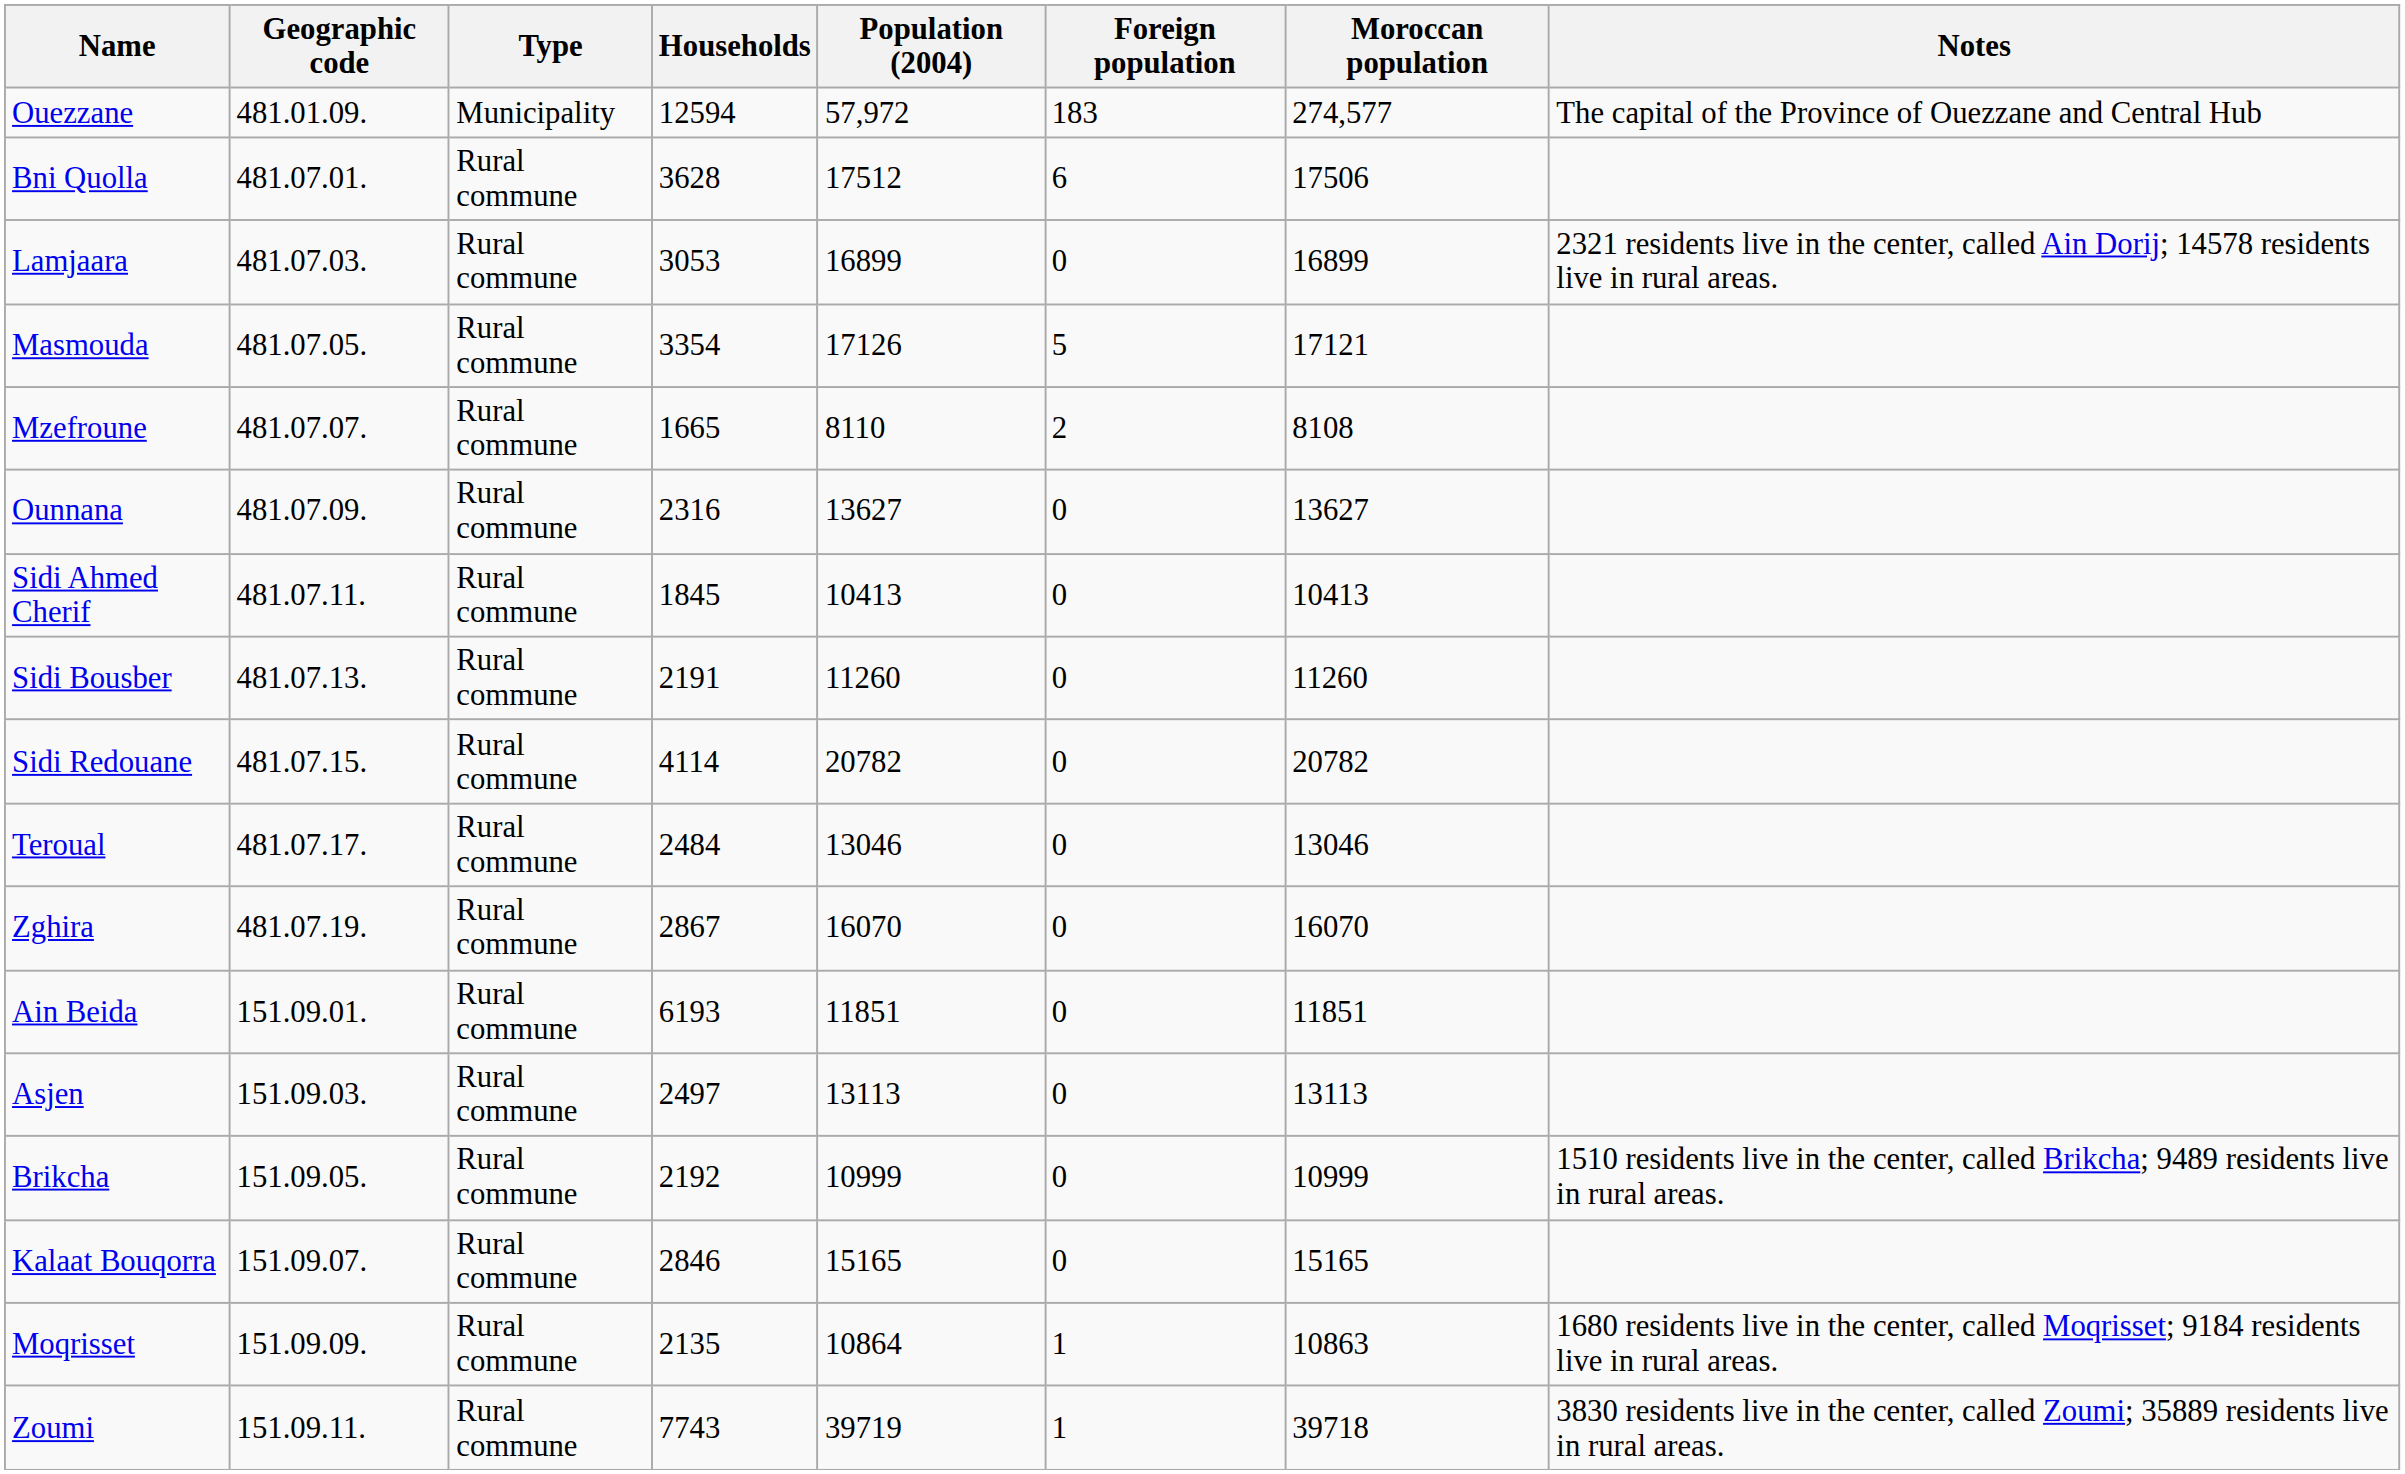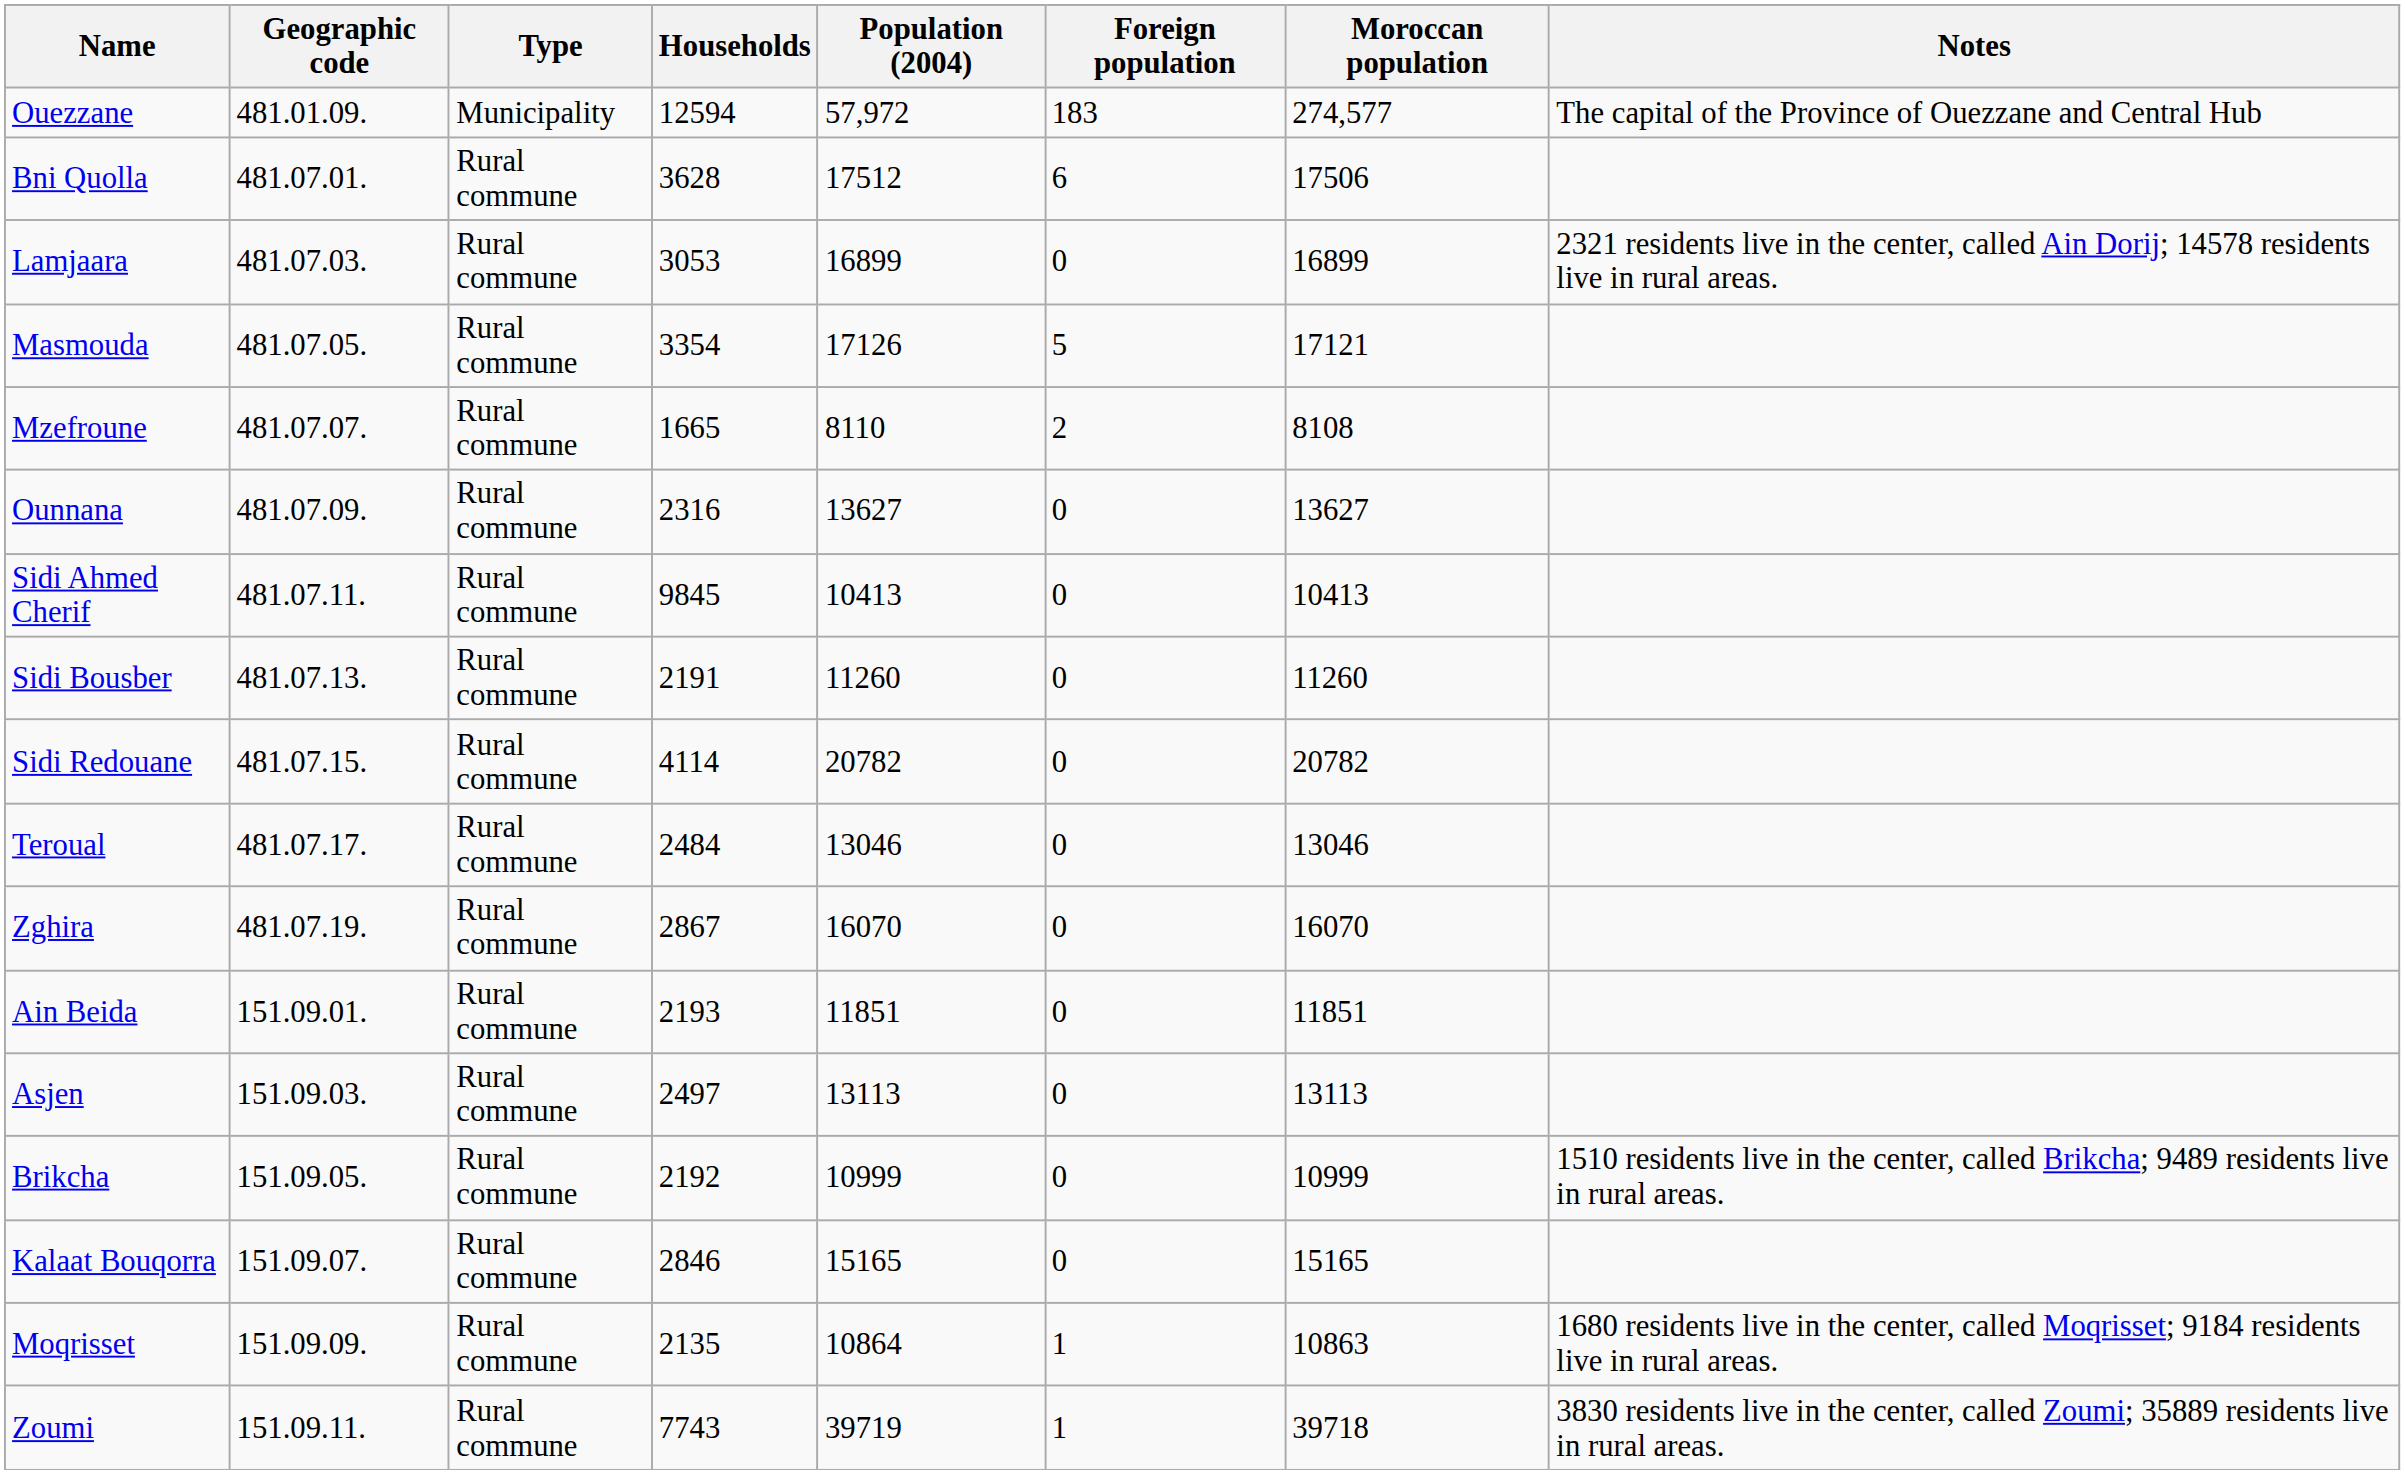(690, 594) 1845 -> (690, 594) 9845
(690, 1010) 6193 -> (690, 1010) 2193
